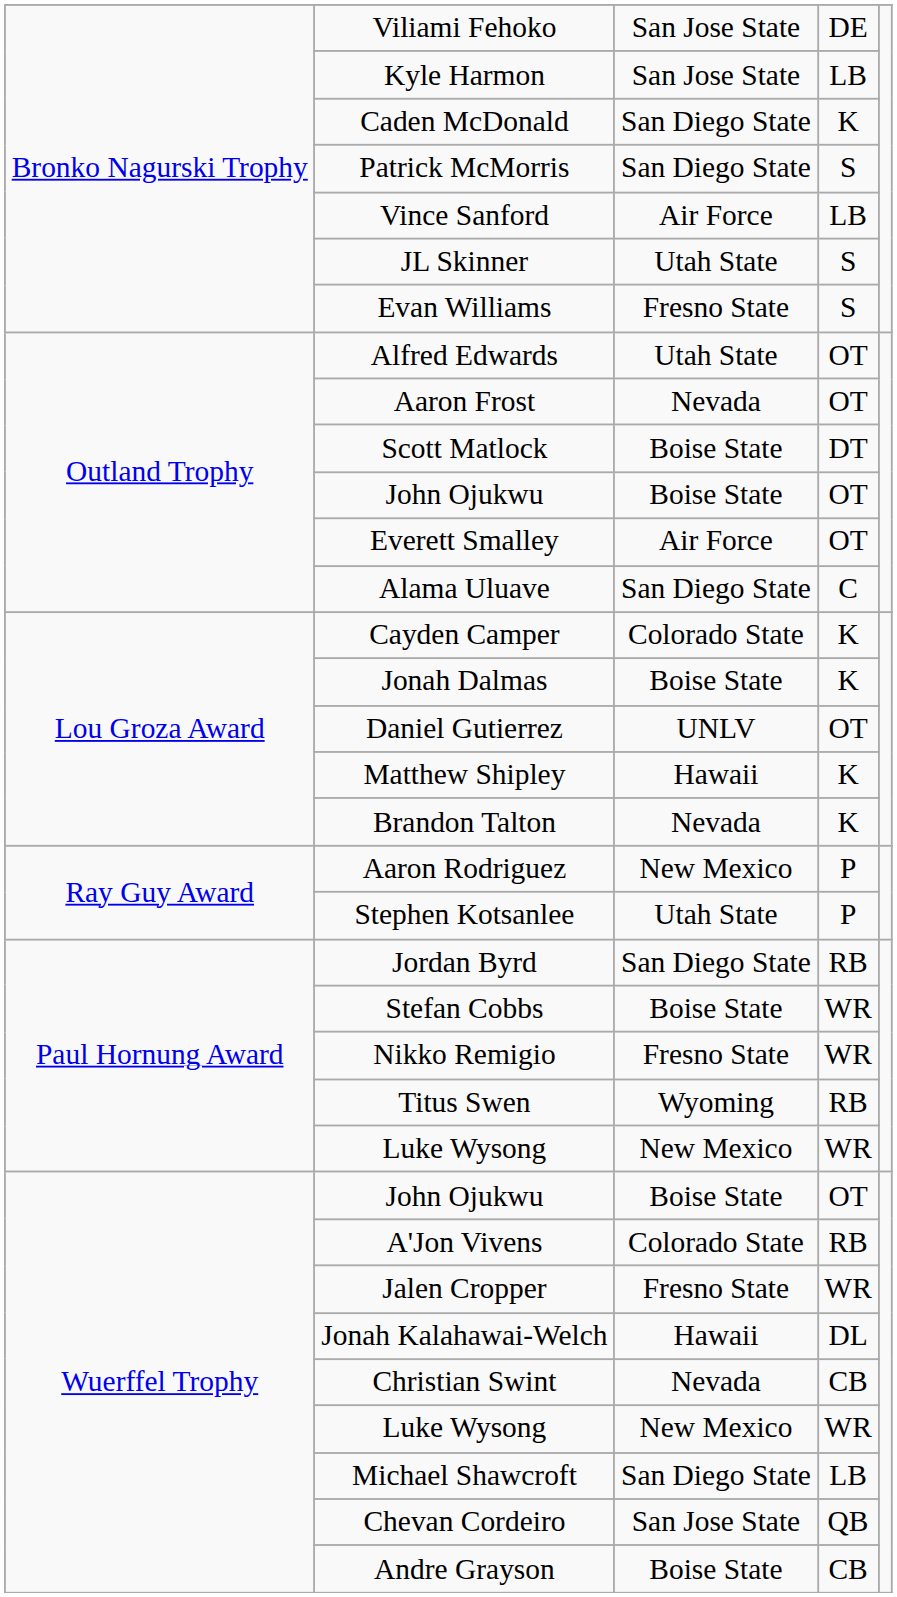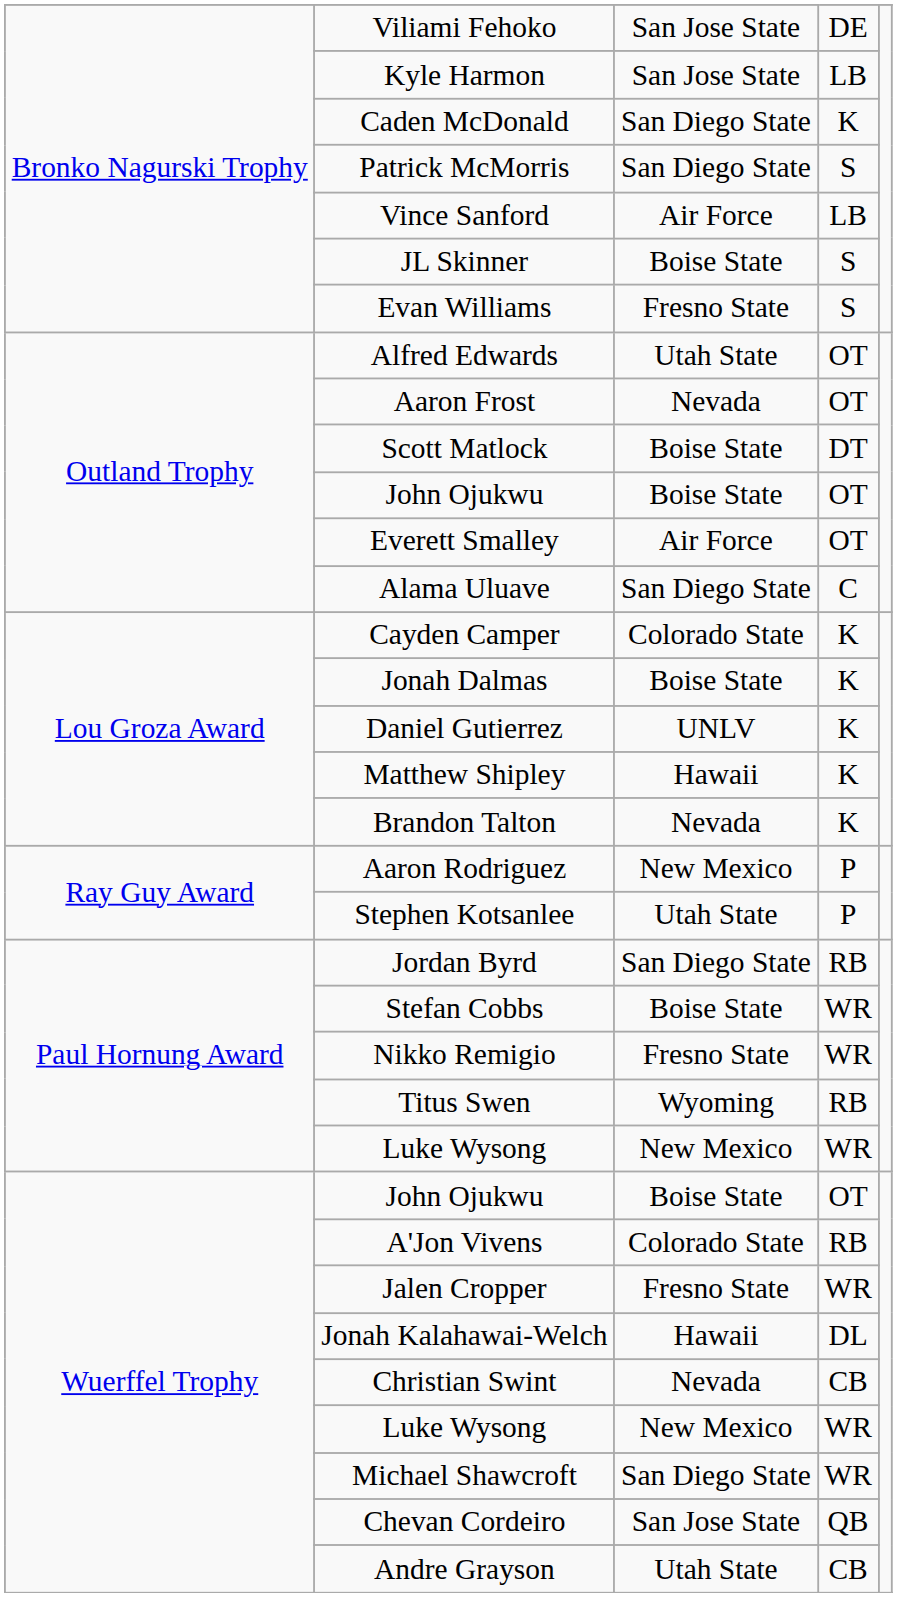(716, 261) Utah State -> (716, 261) Boise State
(848, 728) OT -> (848, 728) K
(848, 1475) LB -> (848, 1475) WR
(716, 1568) Boise State -> (716, 1568) Utah State
